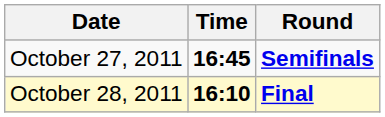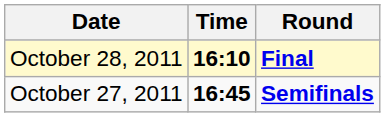rows swapped: (96, 58) <-> (96, 93)
